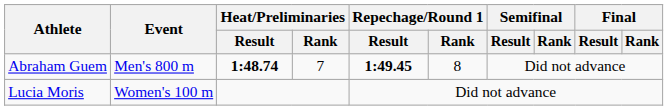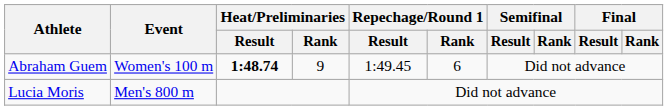(154, 67) Men's 800 m -> (164, 67) Women's 100 m
(320, 67) 7 -> (320, 67) 9
(388, 67) bold -> (388, 67) normal
(457, 67) 8 -> (457, 67) 6
(164, 92) Women's 100 m -> (154, 92) Men's 800 m
